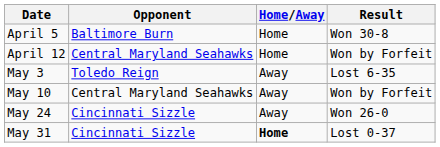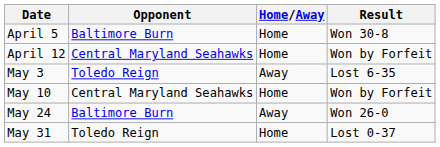(274, 93) Away -> (274, 93) Home
(133, 113) Cincinnati Sizzle -> (122, 113) Baltimore Burn
(133, 133) Cincinnati Sizzle -> (115, 133) Toledo Reign
(274, 133) bold -> (274, 133) normal
